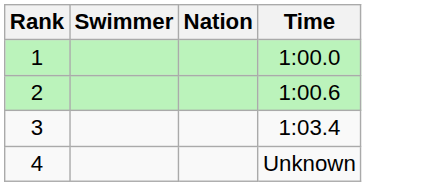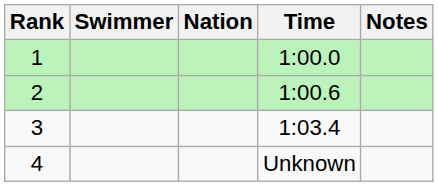+ column: (397, 22)
